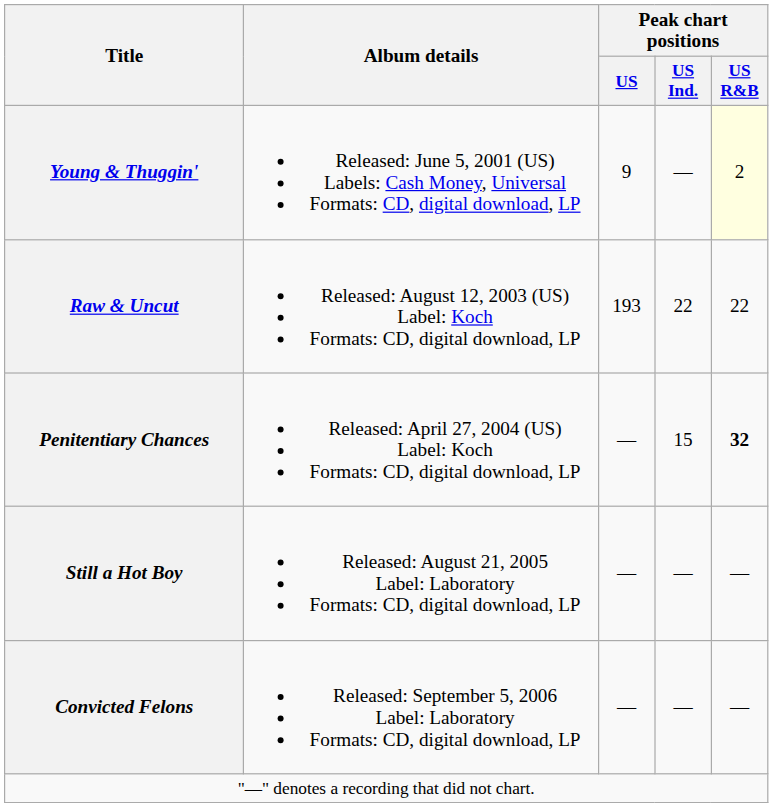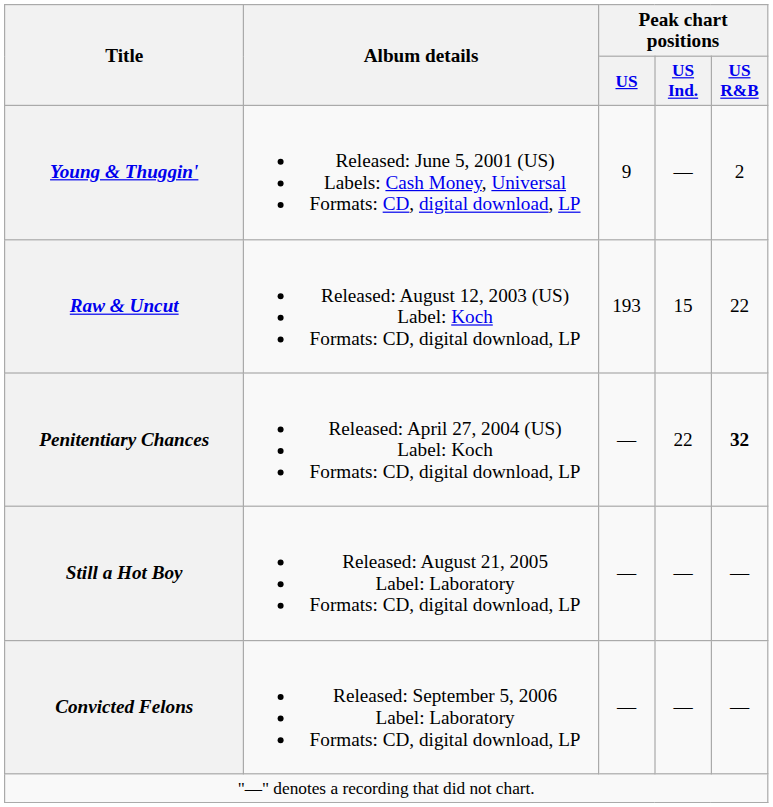(739, 172) lightyellow background -> (739, 172) no background
(683, 305) 22 -> (683, 305) 15
(683, 439) 15 -> (683, 439) 22
